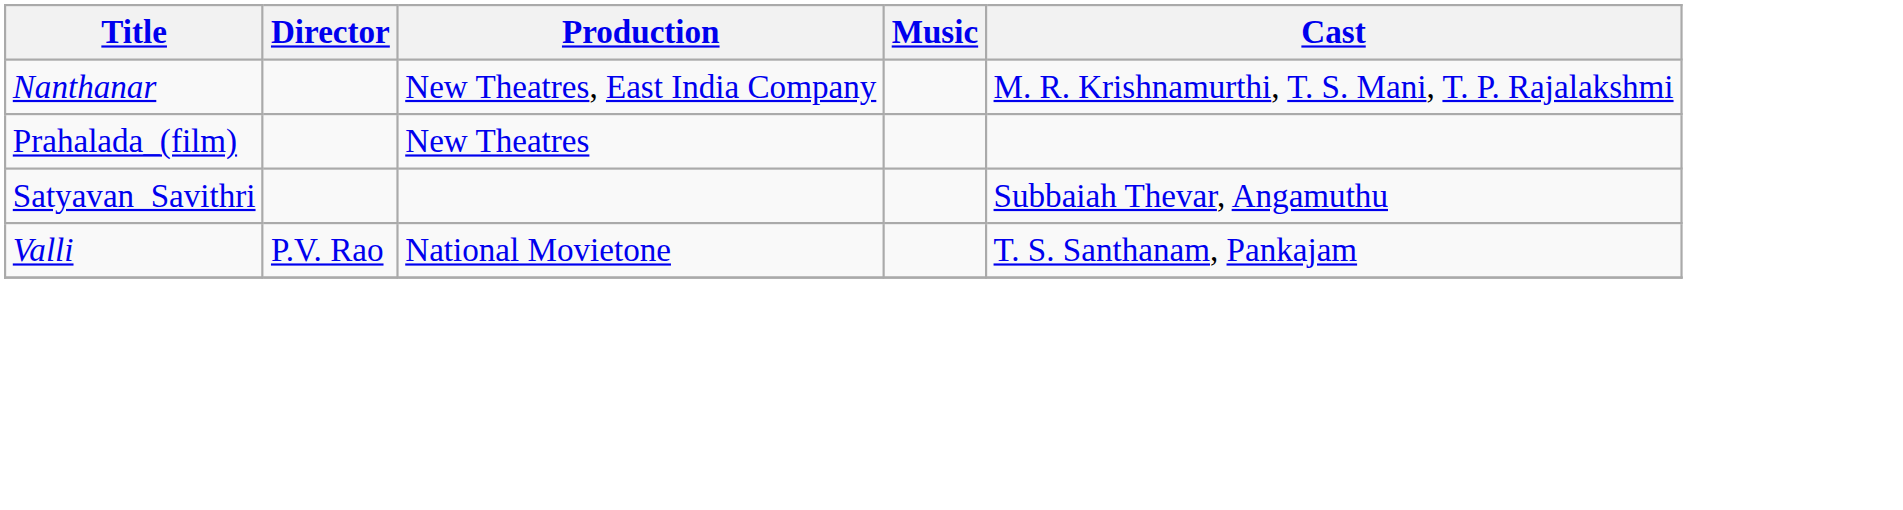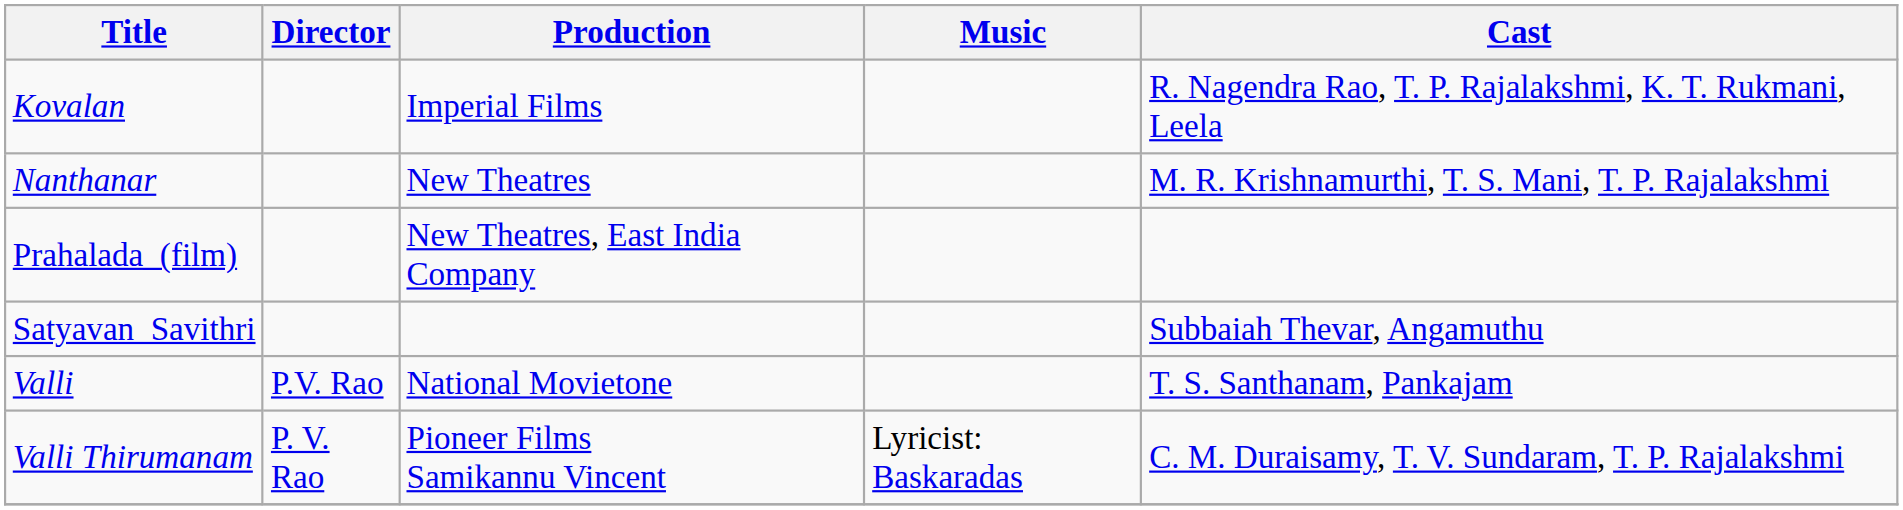+ row: (69, 106)
(641, 86) New Theatres, East India Company -> (499, 180) New Theatres
(497, 141) New Theatres -> (574, 254) New Theatres, East India Company
+ row: (133, 457)
